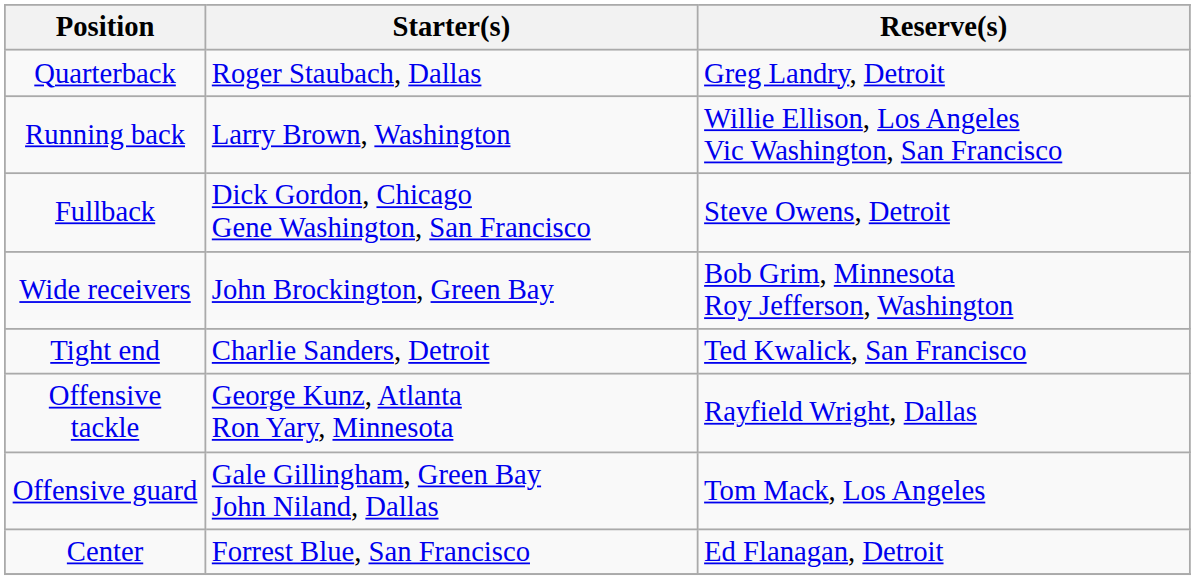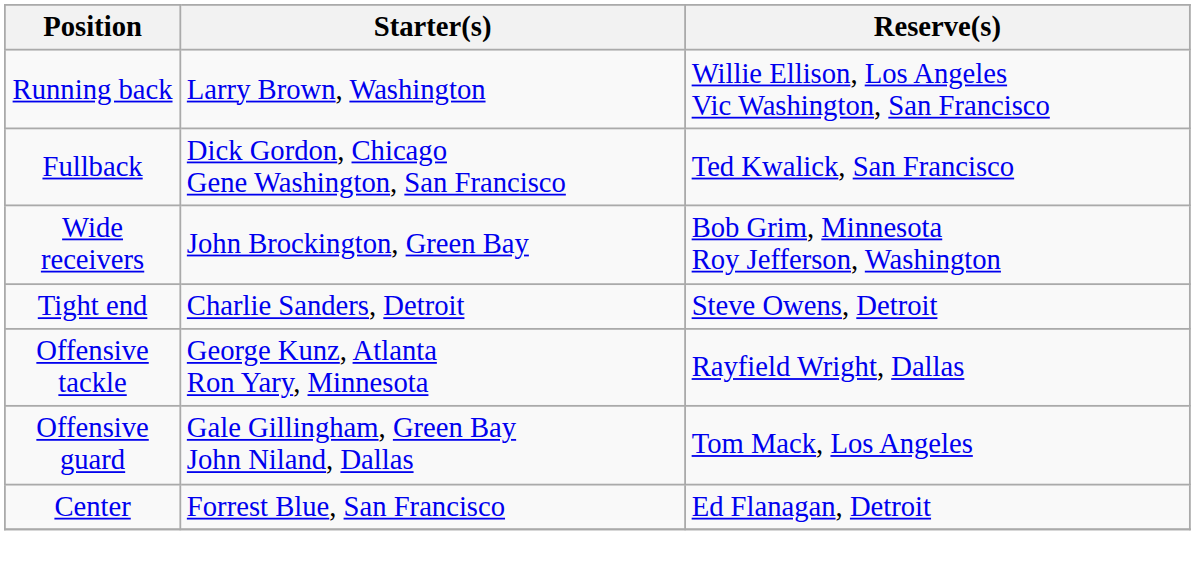- row: (105, 72)
(827, 211) Steve Owens, Detroit -> (853, 166) Ted Kwalick, San Francisco
(865, 350) Ted Kwalick, San Francisco -> (815, 305) Steve Owens, Detroit
